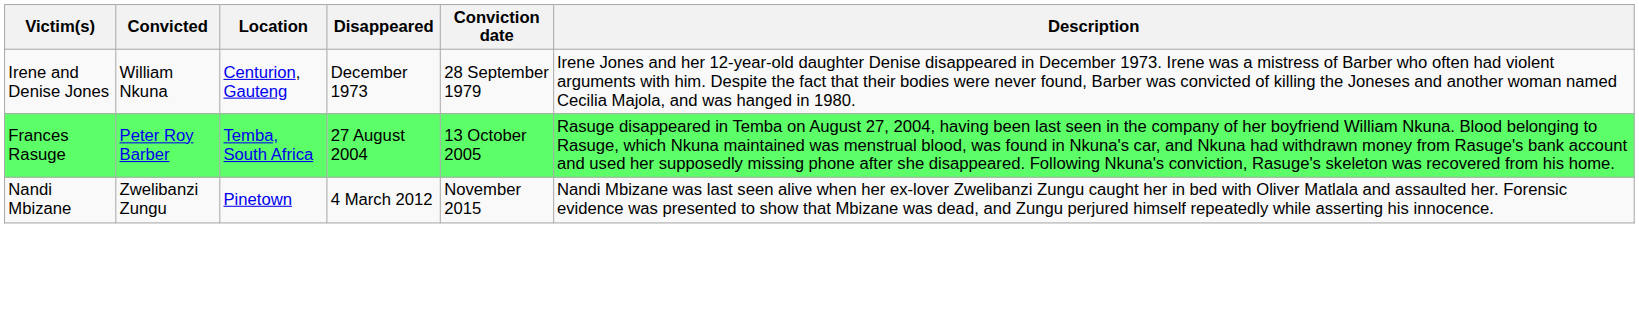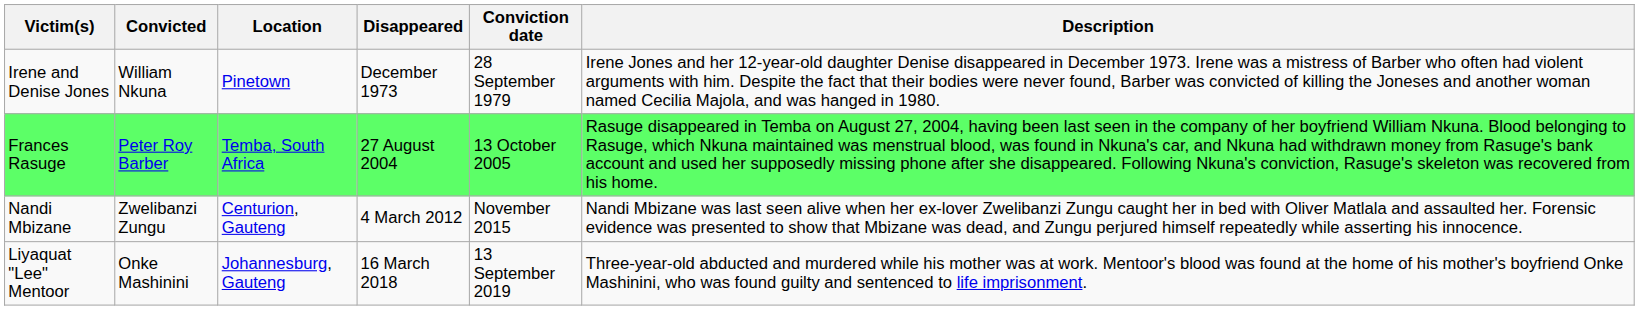(262, 81) Centurion, Gauteng -> (256, 81) Pinetown
(258, 199) Pinetown -> (260, 218) Centurion, Gauteng
+ row: (40, 273)
